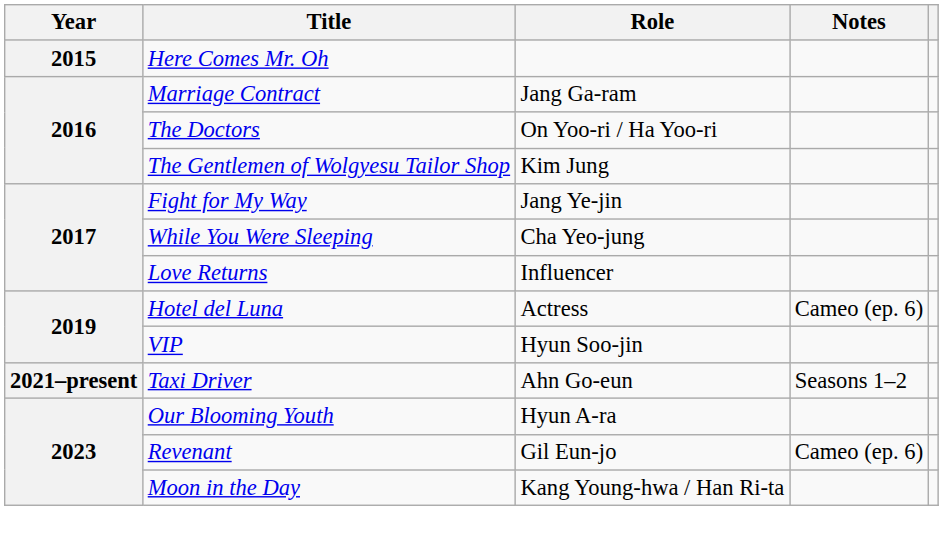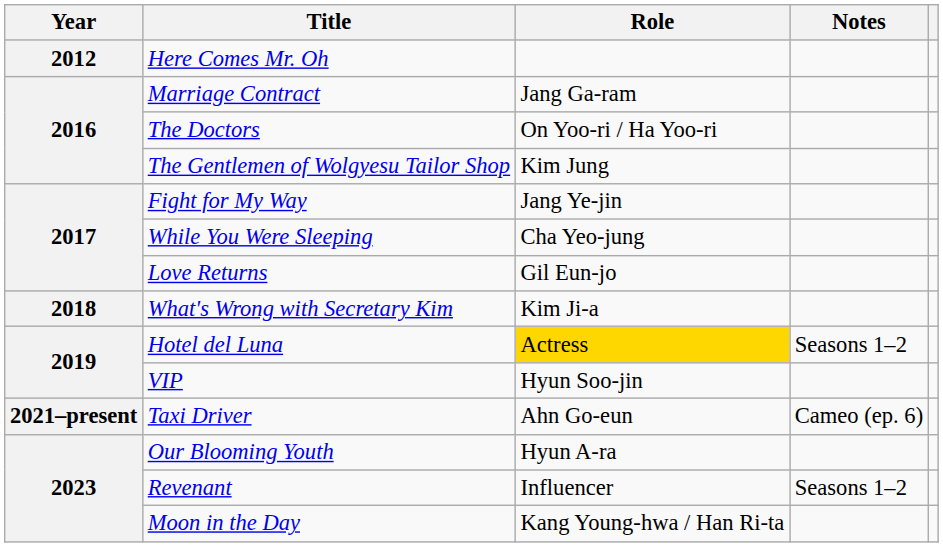(74, 58) 2015 -> (74, 58) 2012
(567, 272) Influencer -> (568, 272) Gil Eun-jo
+ row: (300, 308)
(554, 308) no background -> (554, 344) gold background
(859, 308) Cameo (ep. 6) -> (851, 344) Seasons 1–2
(851, 380) Seasons 1–2 -> (859, 415) Cameo (ep. 6)
(568, 451) Gil Eun-jo -> (567, 487) Influencer
(859, 451) Cameo (ep. 6) -> (851, 487) Seasons 1–2
